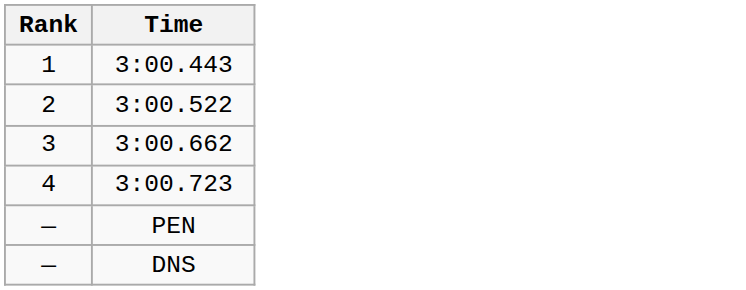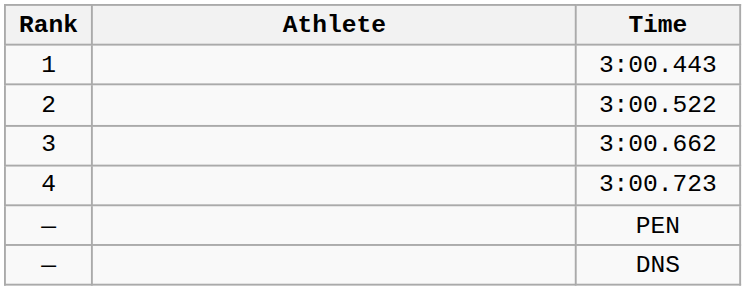+ column: (334, 25)
